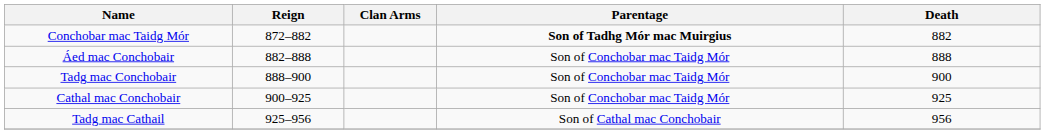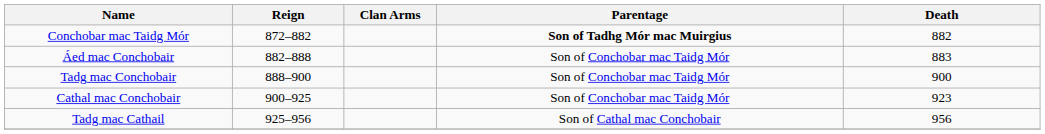(942, 56) 888 -> (942, 56) 883
(942, 98) 925 -> (942, 98) 923
